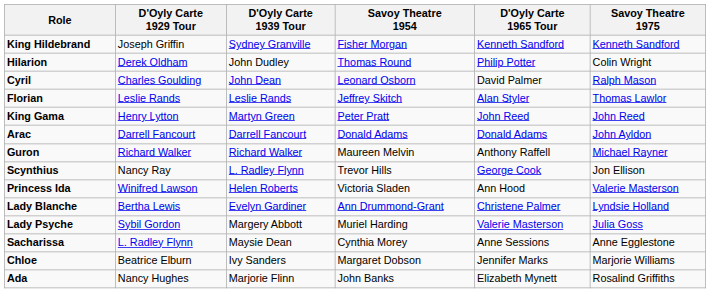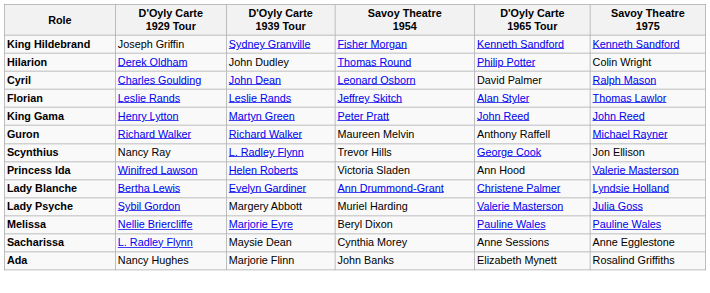- row: (19, 134)
+ row: (26, 225)
- row: (22, 261)
